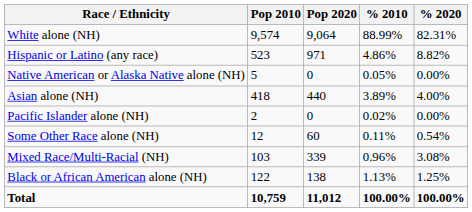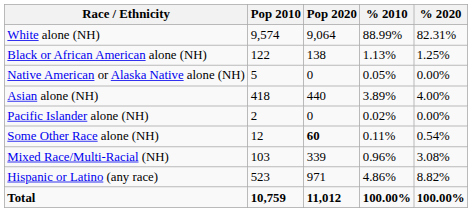rows swapped: (107, 177) <-> (83, 55)
(313, 136) normal -> (313, 136) bold
